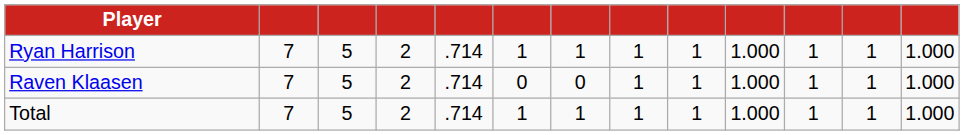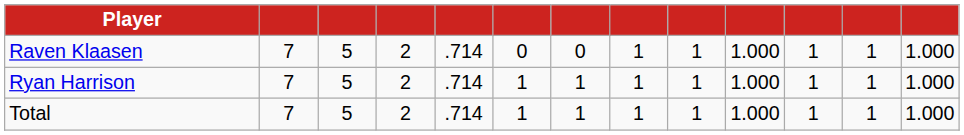rows swapped: (72, 51) <-> (76, 82)
